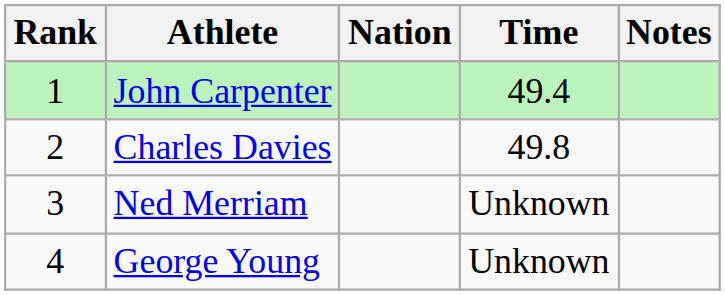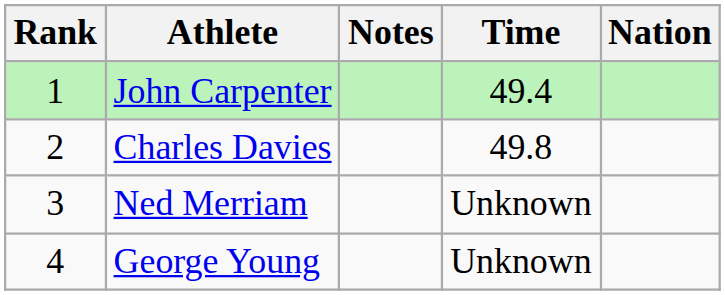columns swapped: (400, 32) <-> (669, 32)
